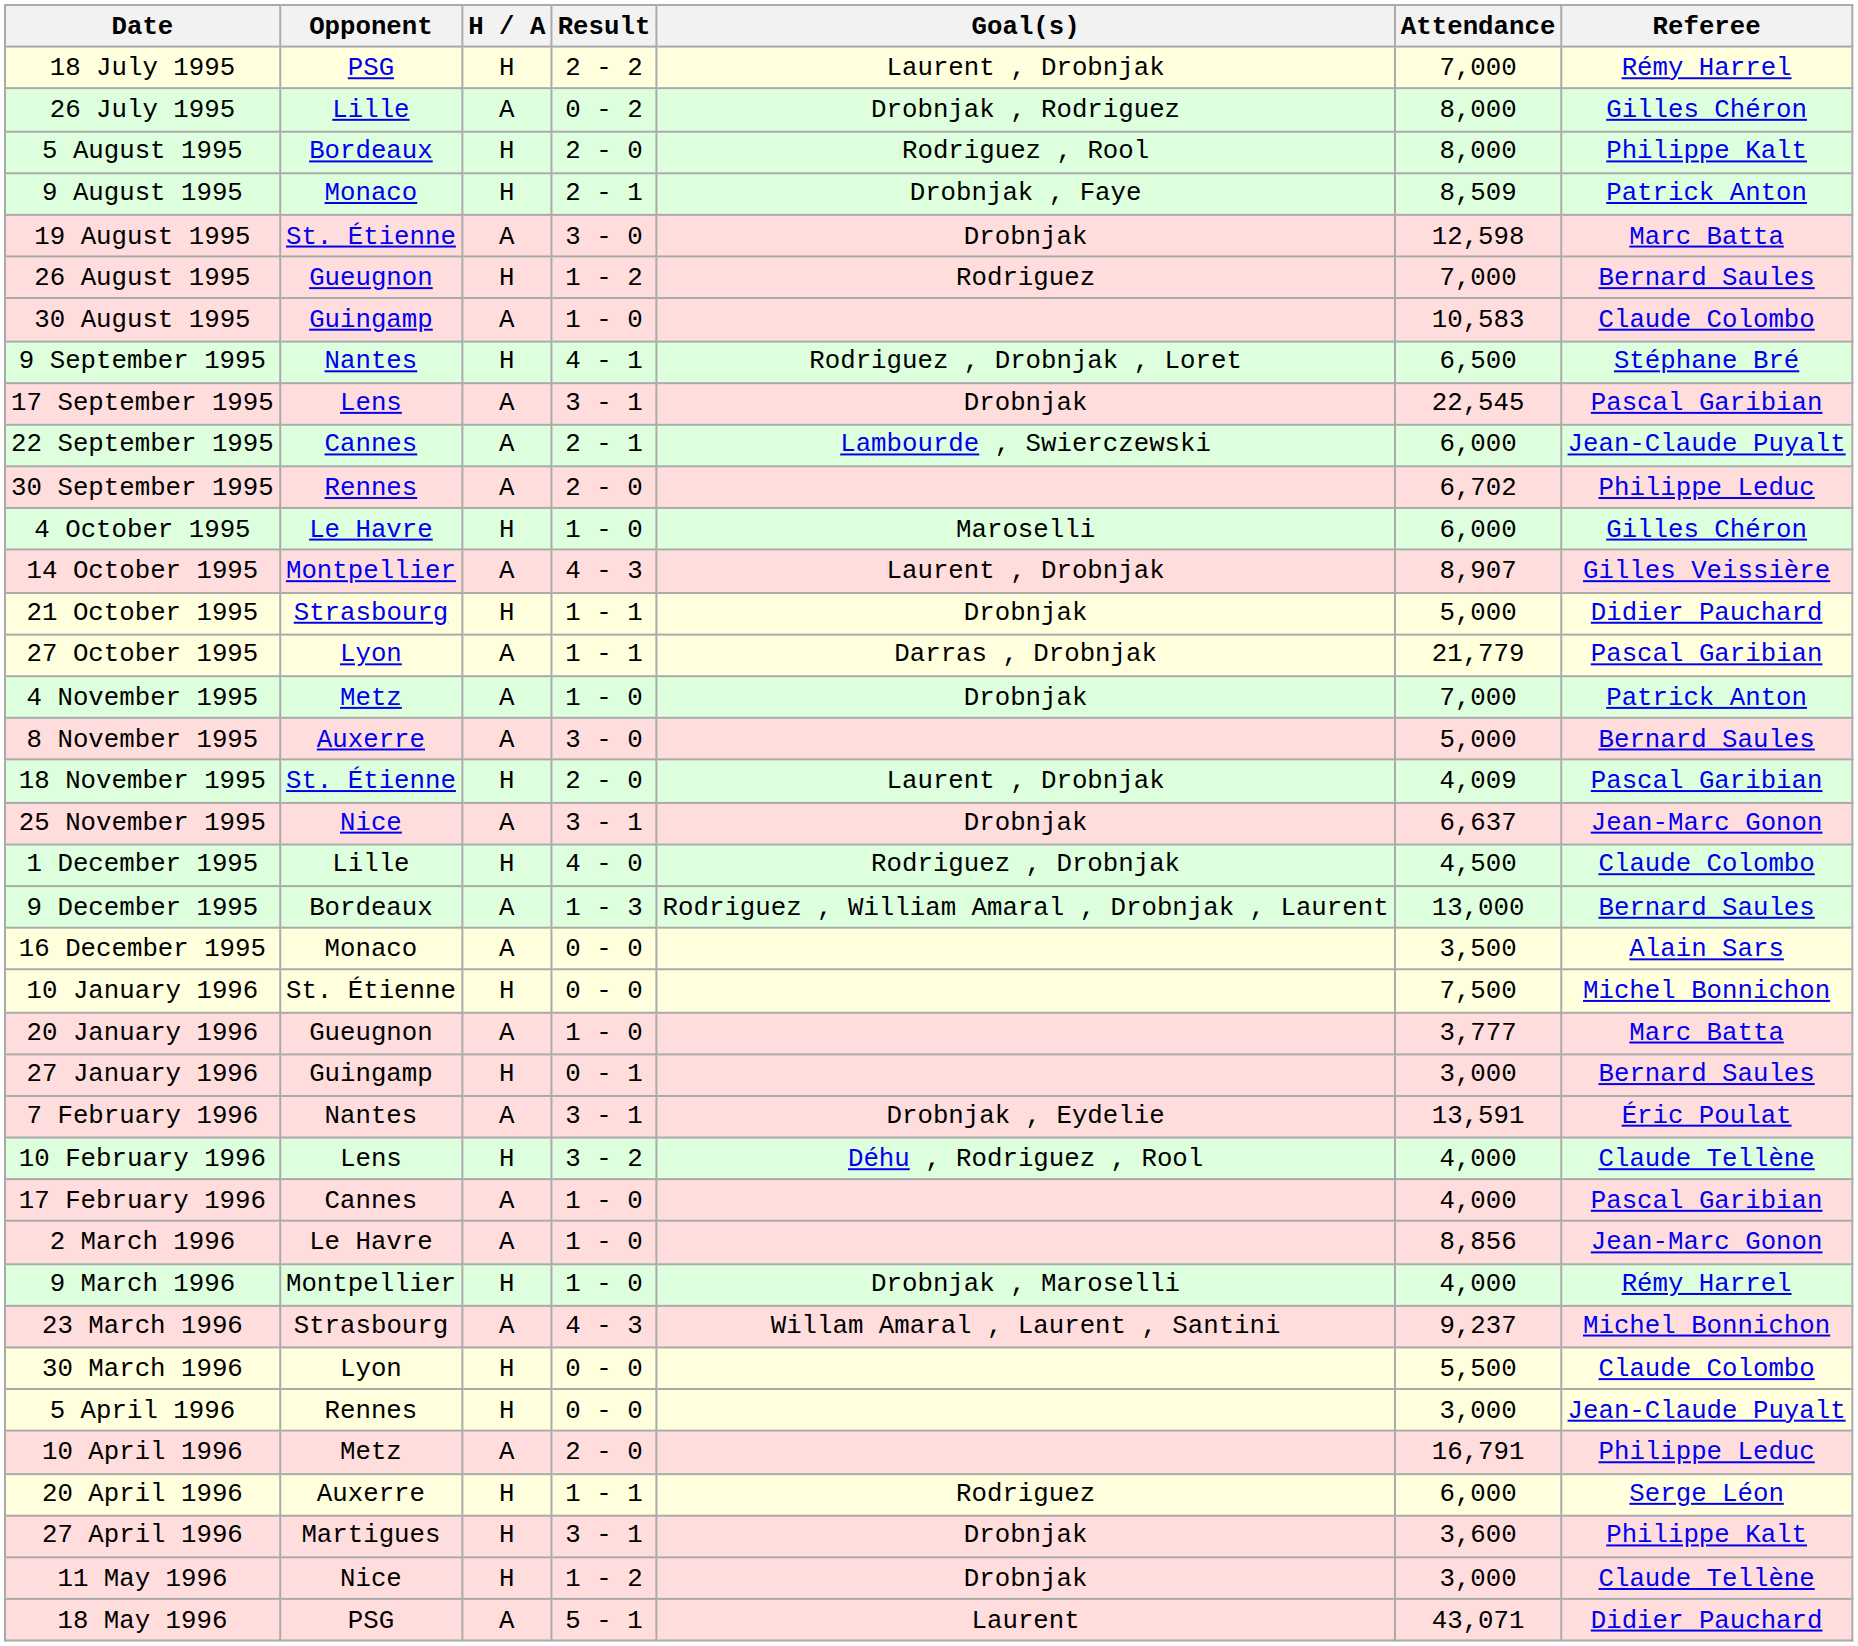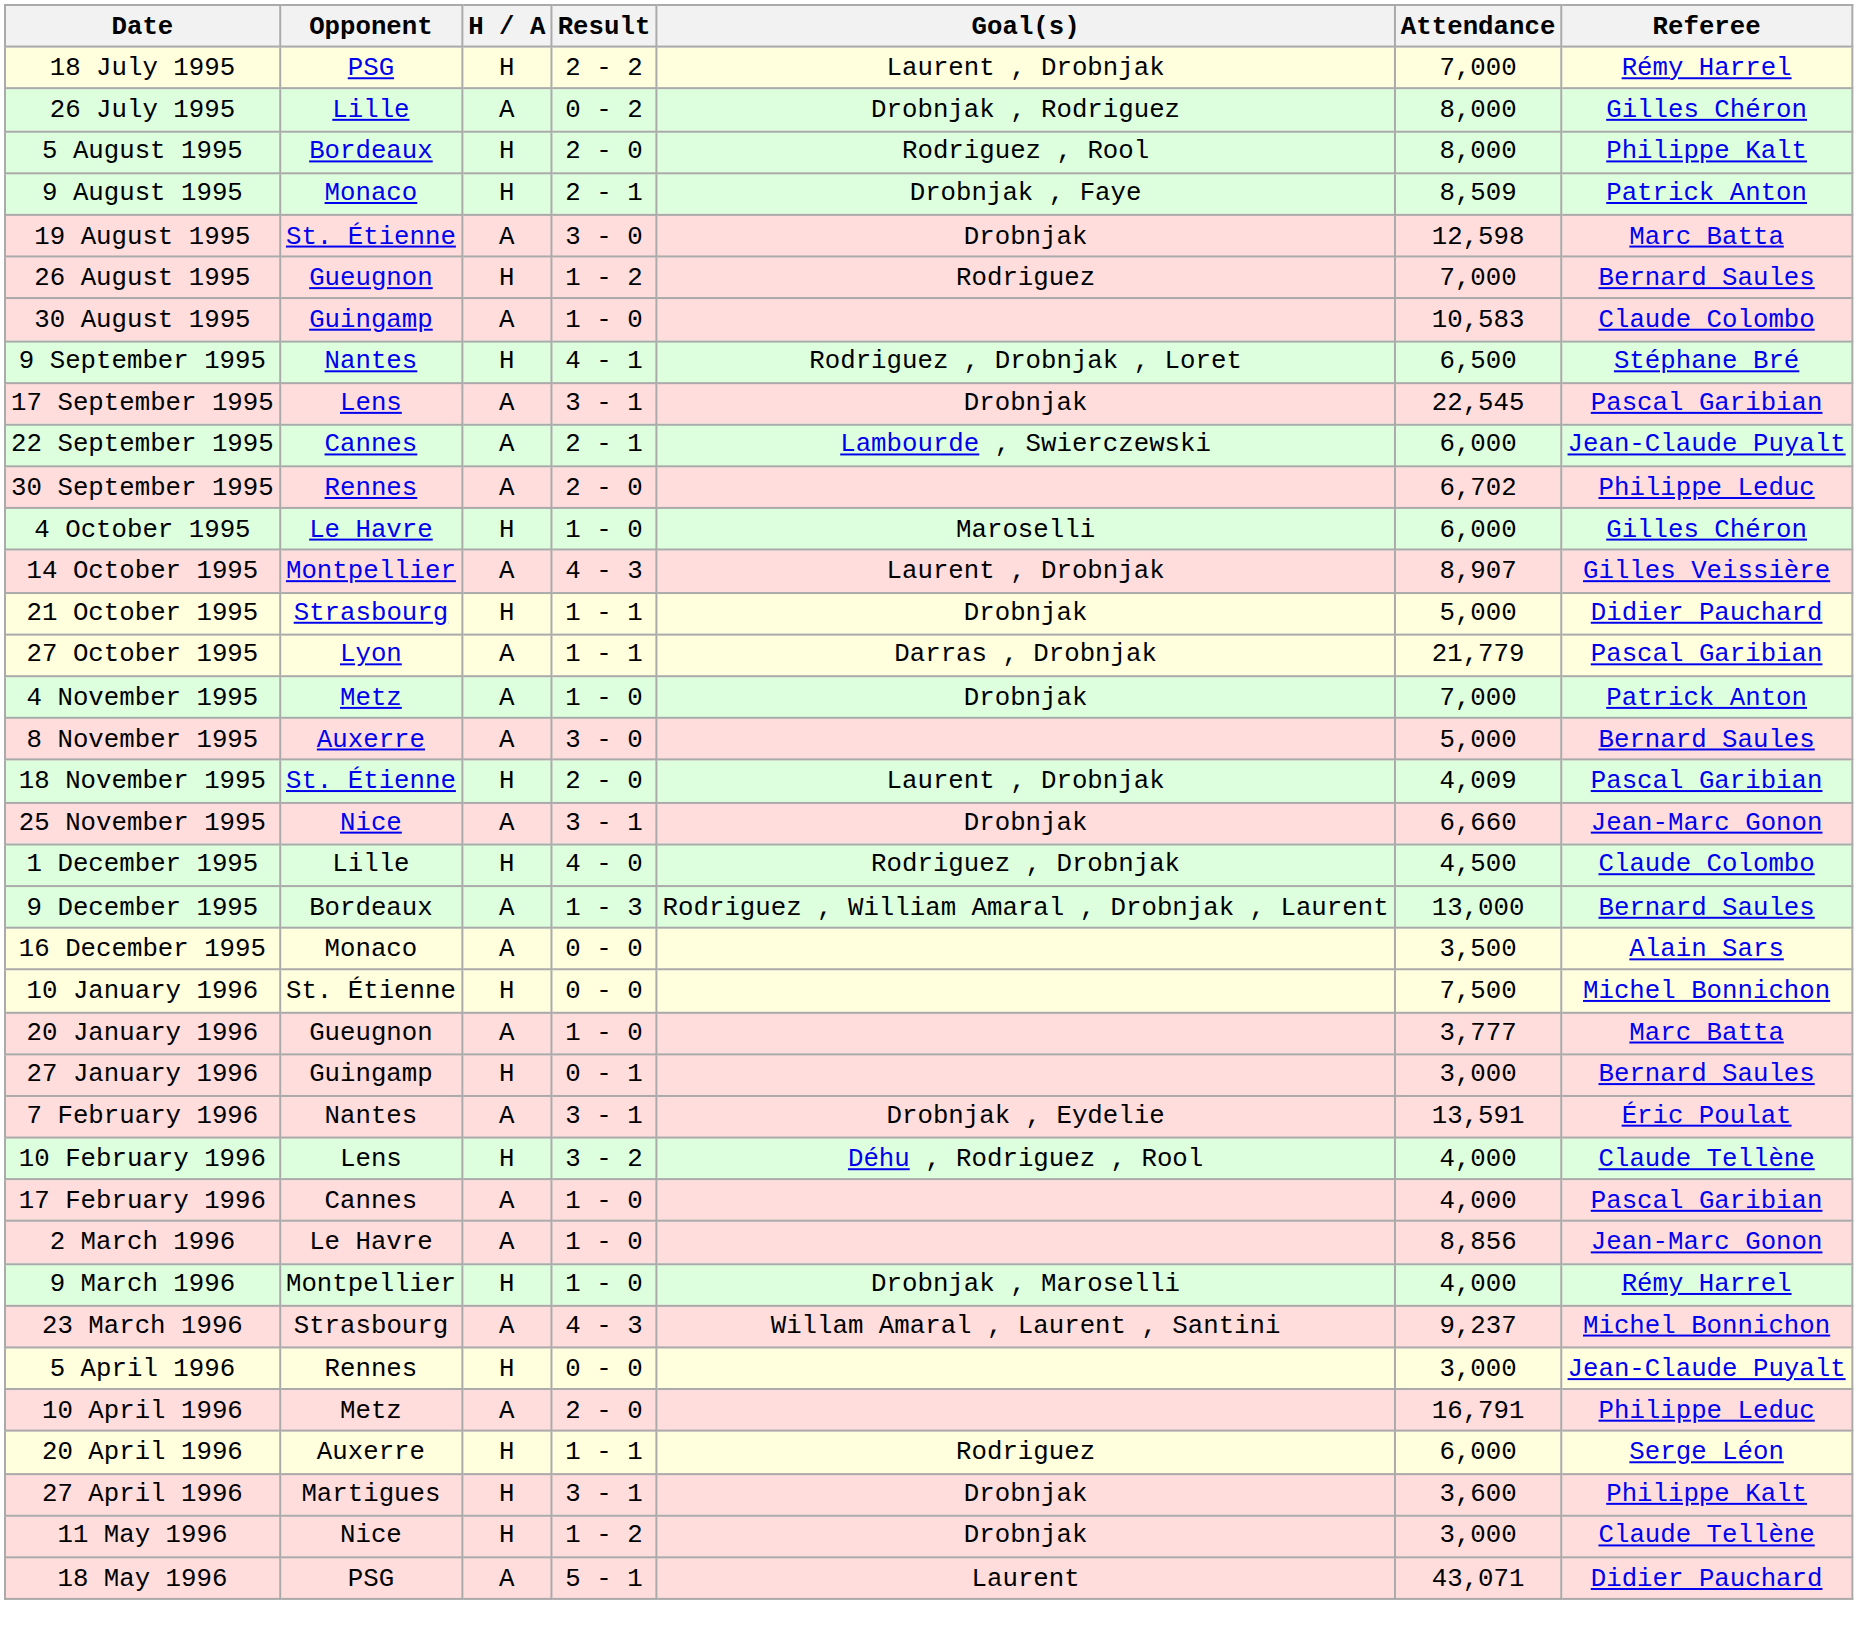(1478, 823) 6,637 -> (1478, 823) 6,660
- row: (142, 1368)
